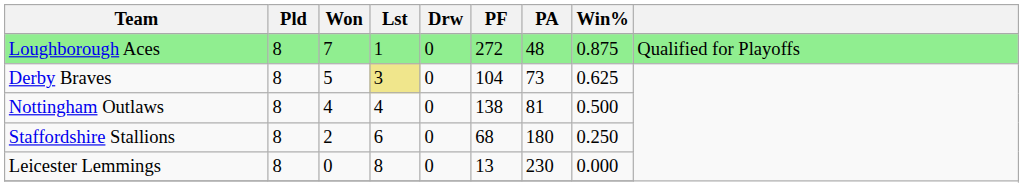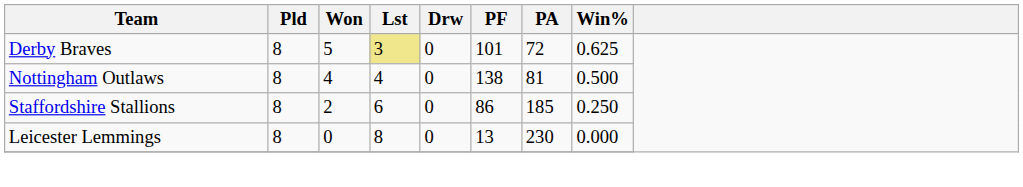- row: (84, 48)
(489, 78) 104 -> (489, 48) 101
(535, 78) 73 -> (535, 48) 72
(484, 136) 68 -> (484, 107) 86
(540, 136) 180 -> (540, 107) 185
